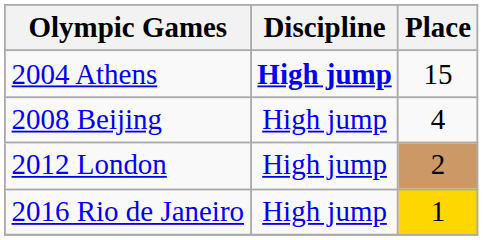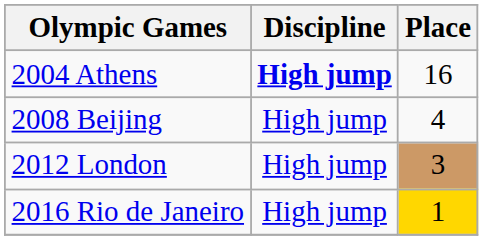(438, 73) 15 -> (438, 73) 16
(438, 165) 2 -> (438, 165) 3
